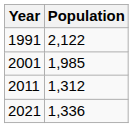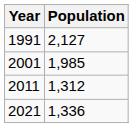(66, 39) 2,122 -> (66, 39) 2,127
